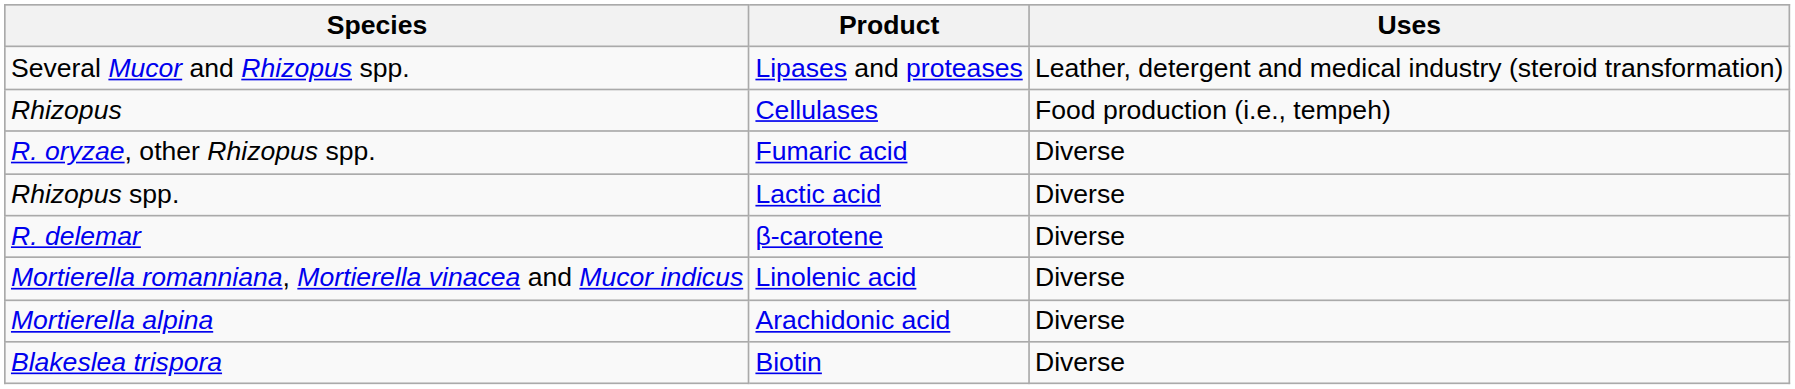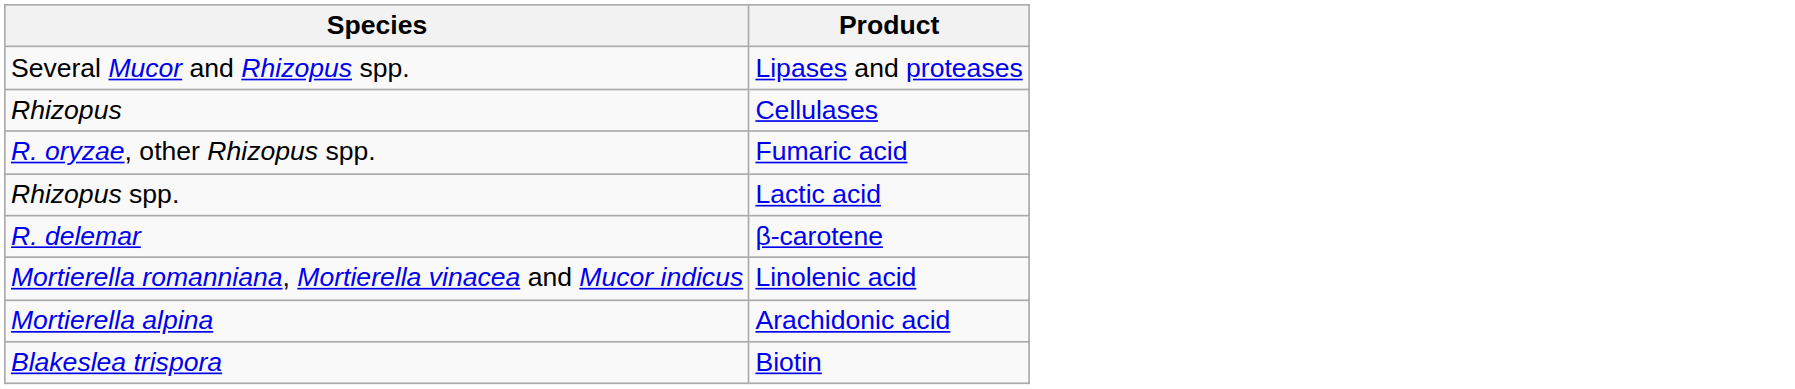- column: (1409, 25)
